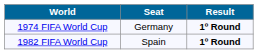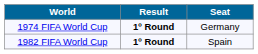columns swapped: (154, 12) <-> (220, 12)
